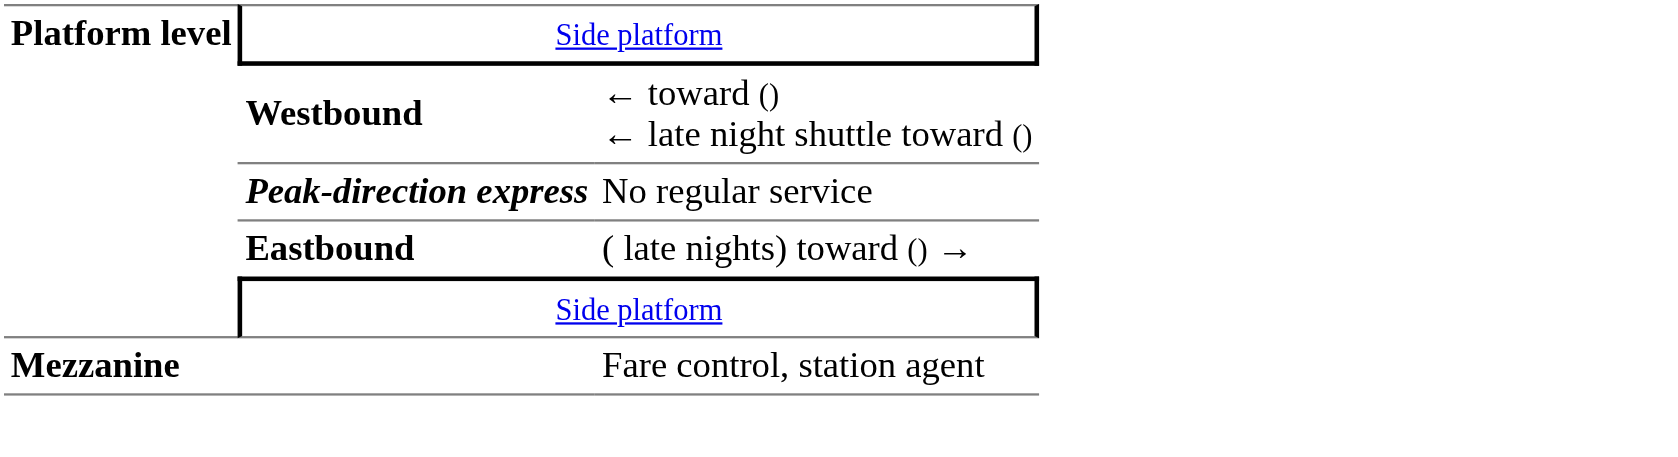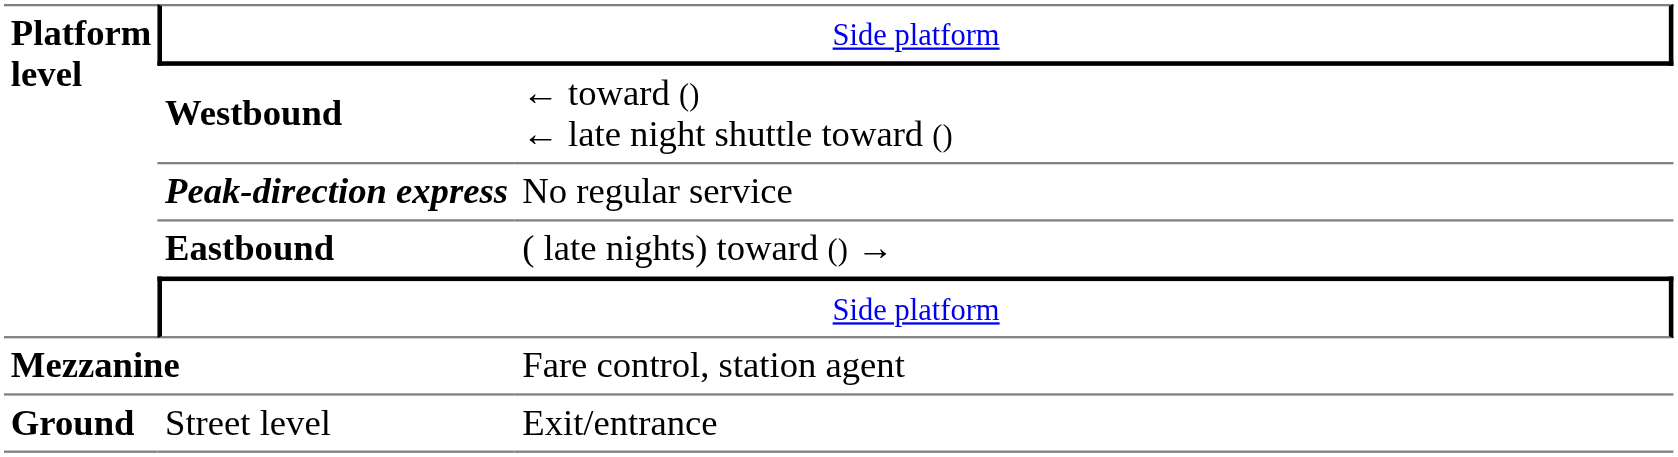+ row: (248, 422)
